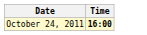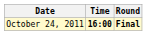+ column: (128, 11)
